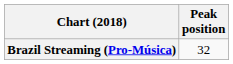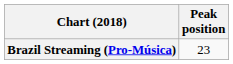(204, 49) 32 -> (204, 49) 23
